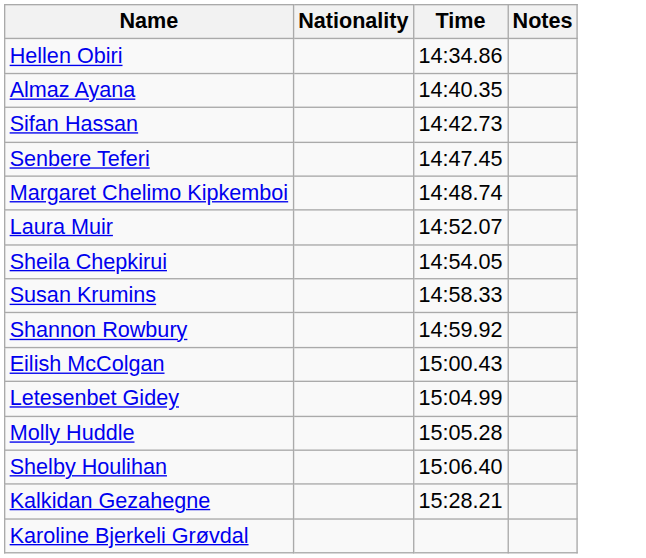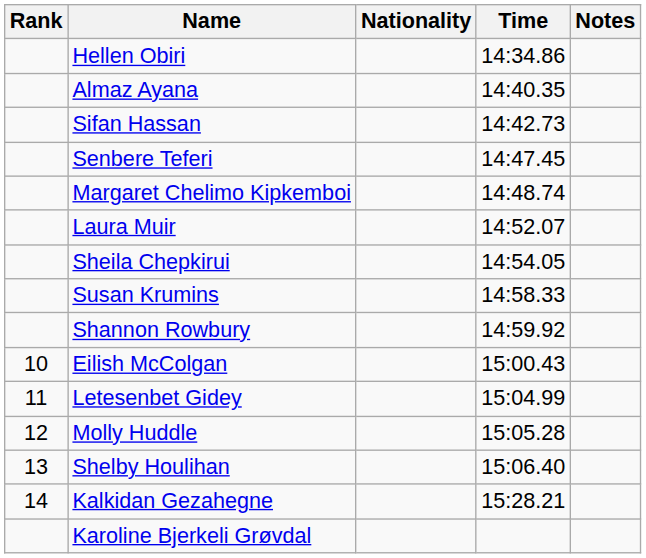+ column: (36, 21)
